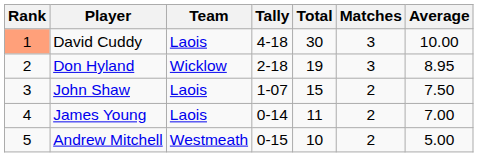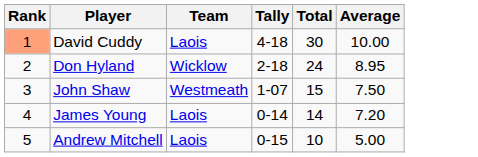- column: (371, 16)
(315, 66) 19 -> (315, 66) 24
(188, 90) Laois -> (209, 90) Westmeath
(315, 115) 11 -> (315, 115) 14
(439, 115) 7.00 -> (370, 115) 7.20
(209, 139) Westmeath -> (188, 139) Laois
